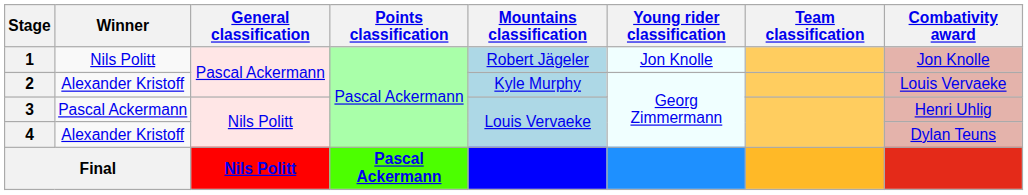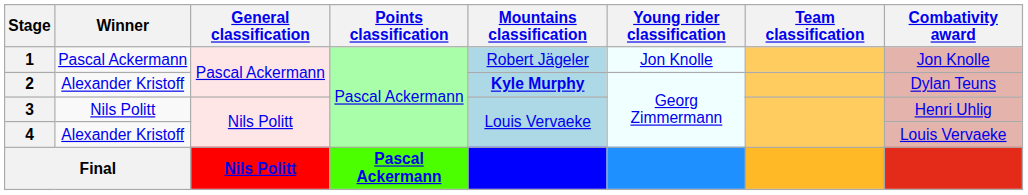(123, 60) Nils Politt -> (123, 60) Pascal Ackermann
(538, 85) normal -> (538, 85) bold
(953, 85) Louis Vervaeke -> (953, 85) Dylan Teuns
(123, 110) Pascal Ackermann -> (123, 110) Nils Politt
(953, 135) Dylan Teuns -> (953, 135) Louis Vervaeke
